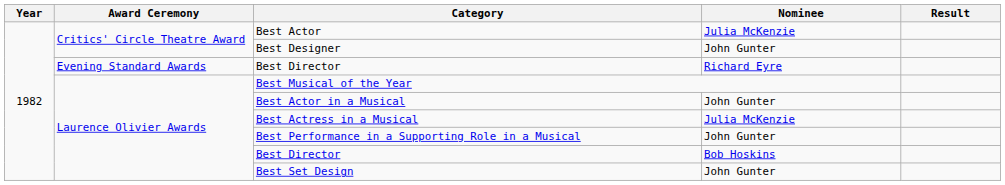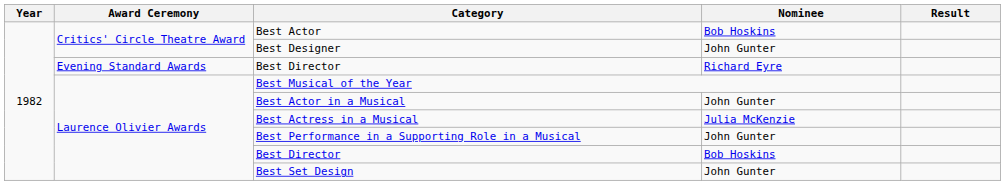(750, 31) Julia McKenzie -> (740, 31) Bob Hoskins
